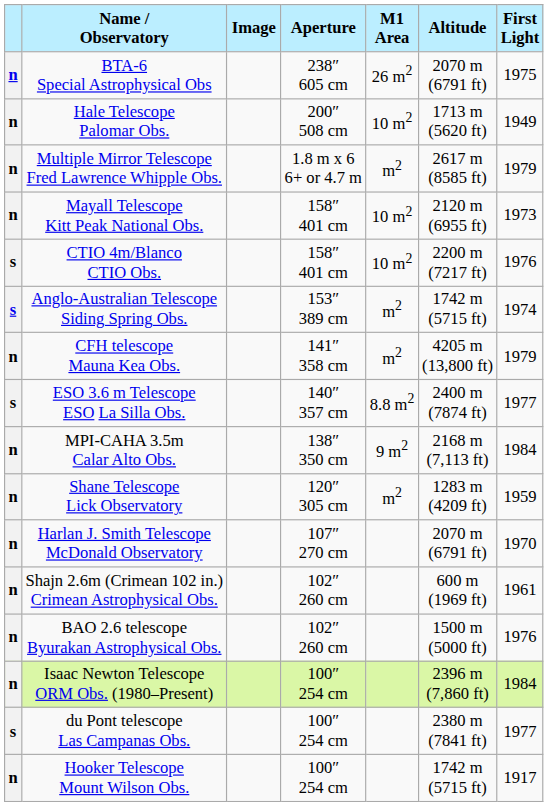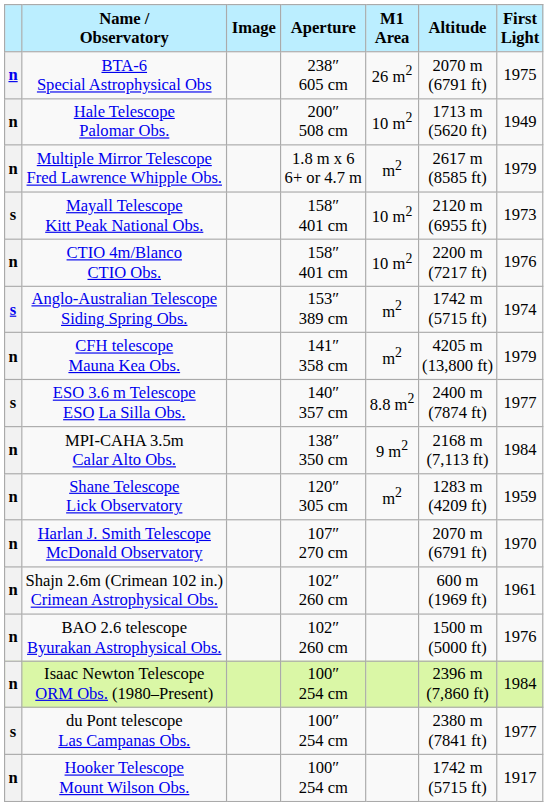(13, 215) n -> (13, 215) s
(13, 262) s -> (13, 262) n
